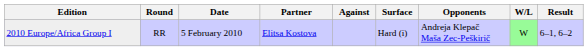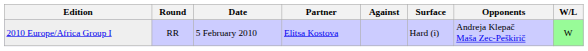- column: (560, 12)
